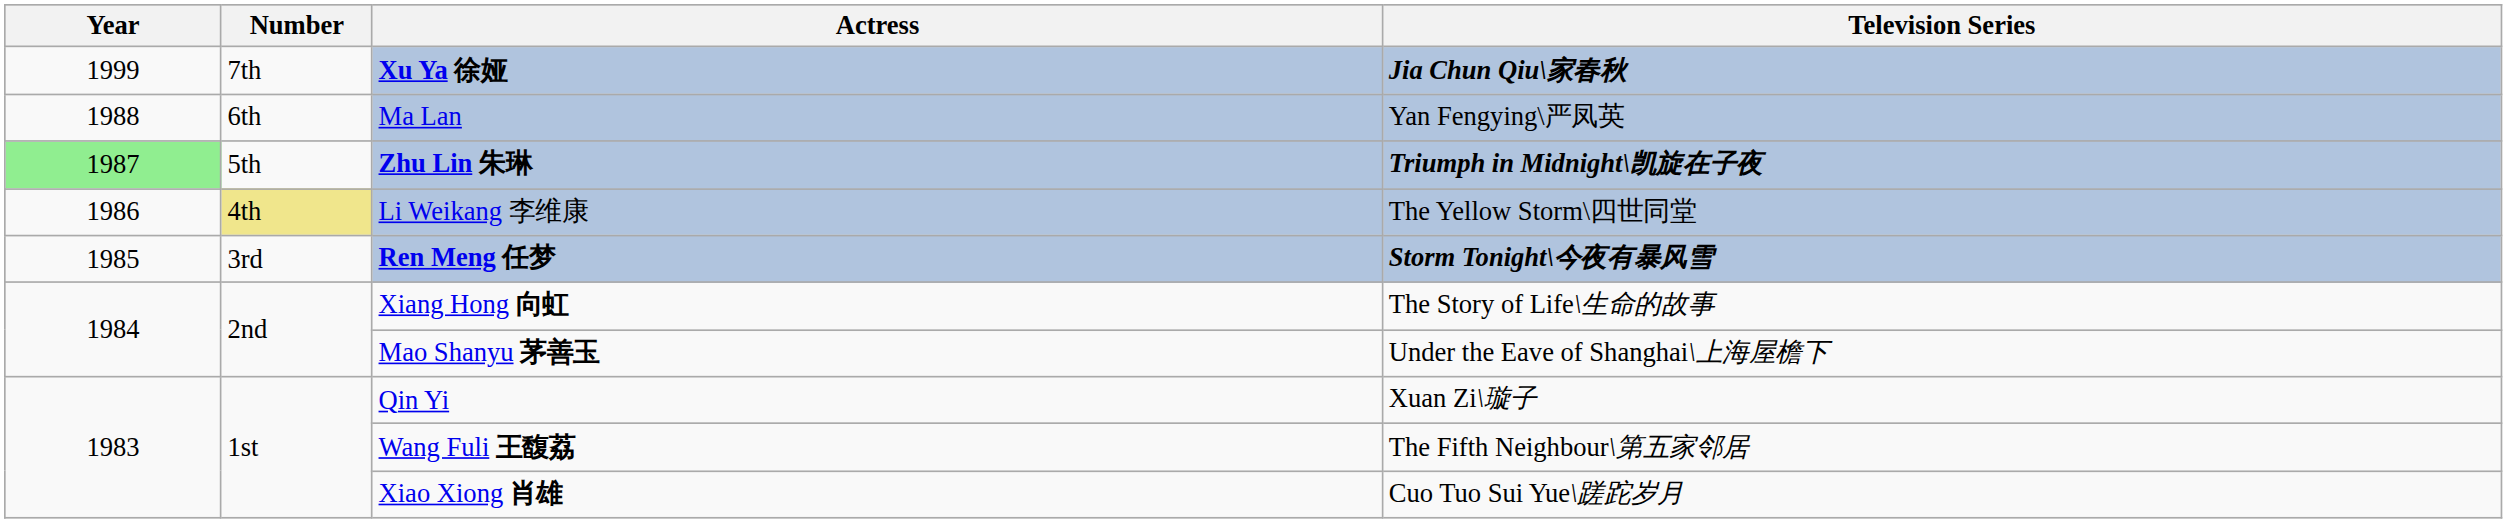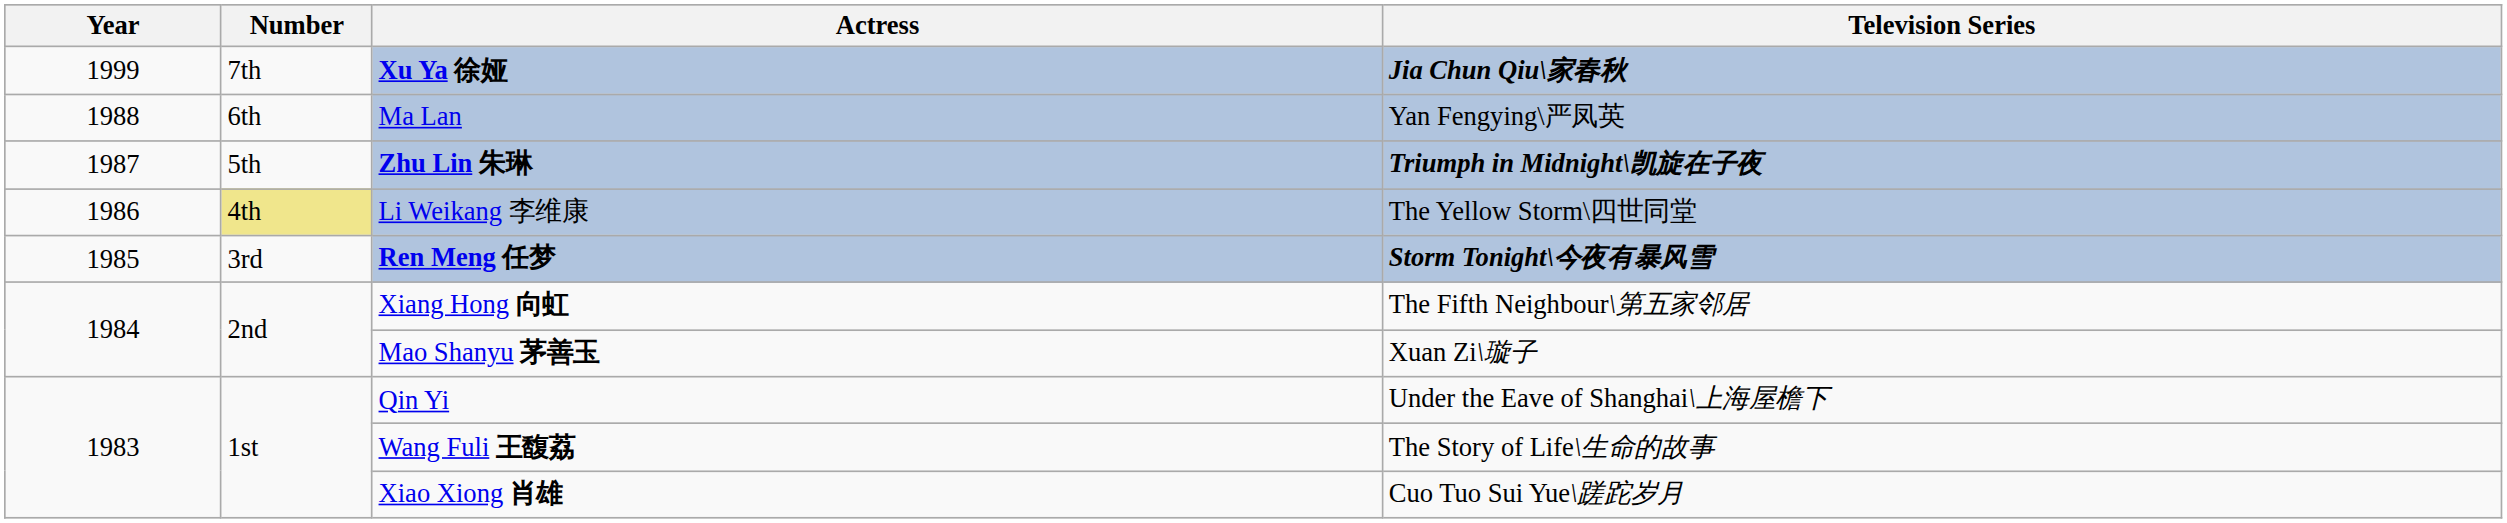(113, 164) lightgreen background -> (113, 164) no background
(1551, 304) The Story of Life\生命的故事 -> (1569, 304) The Fifth Neighbour\第五家邻居
(1609, 351) Under the Eave of Shanghai\上海屋檐下 -> (1463, 351) Xuan Zi\璇子
(1463, 399) Xuan Zi\璇子 -> (1609, 399) Under the Eave of Shanghai\上海屋檐下
(1569, 446) The Fifth Neighbour\第五家邻居 -> (1551, 446) The Story of Life\生命的故事
